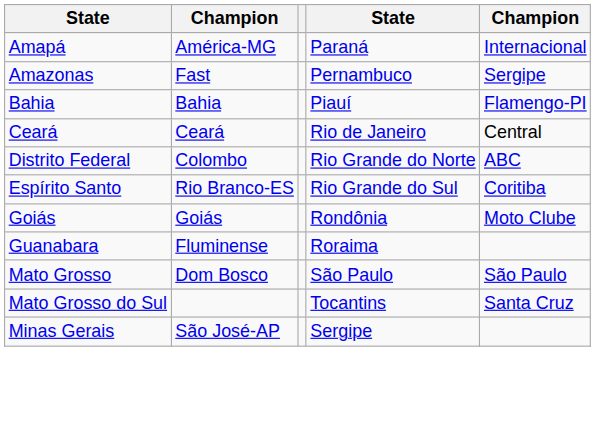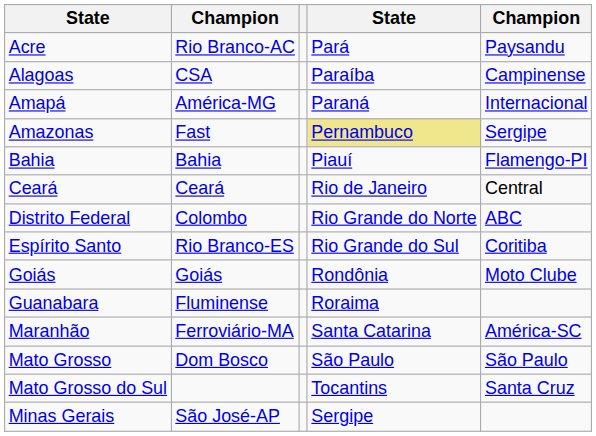+ row: (27, 47)
+ row: (41, 75)
(361, 75) no background -> (362, 132) khaki background
+ row: (49, 331)
